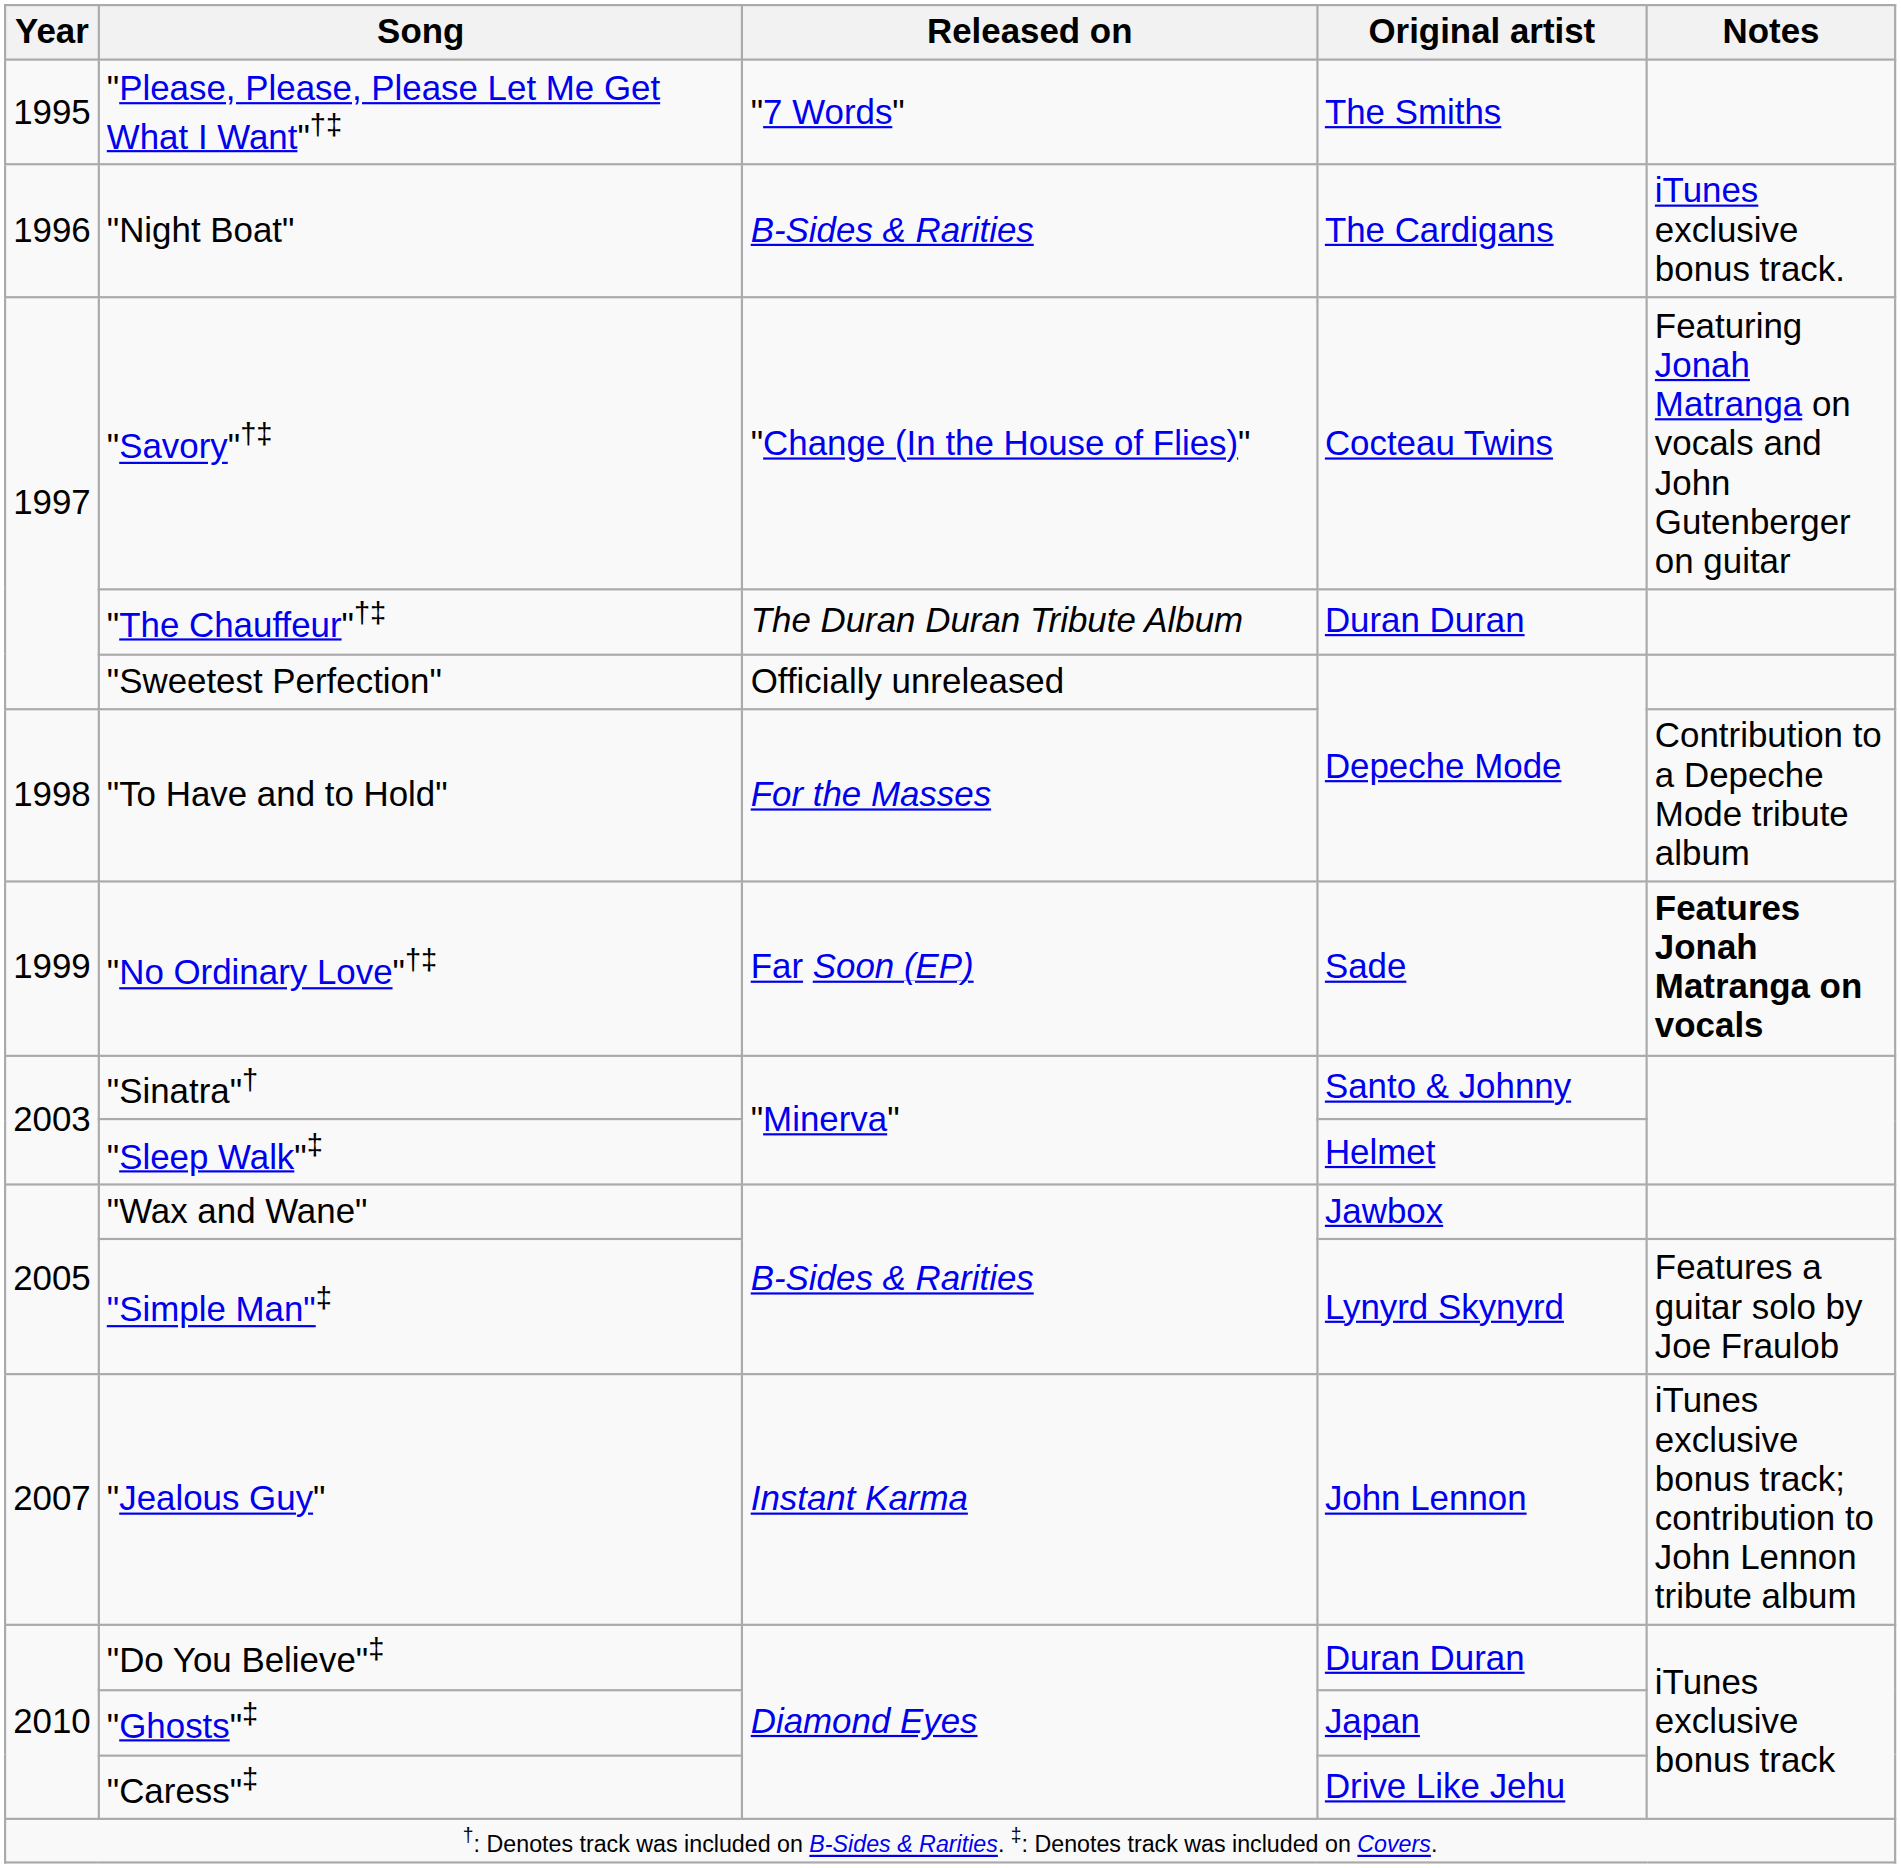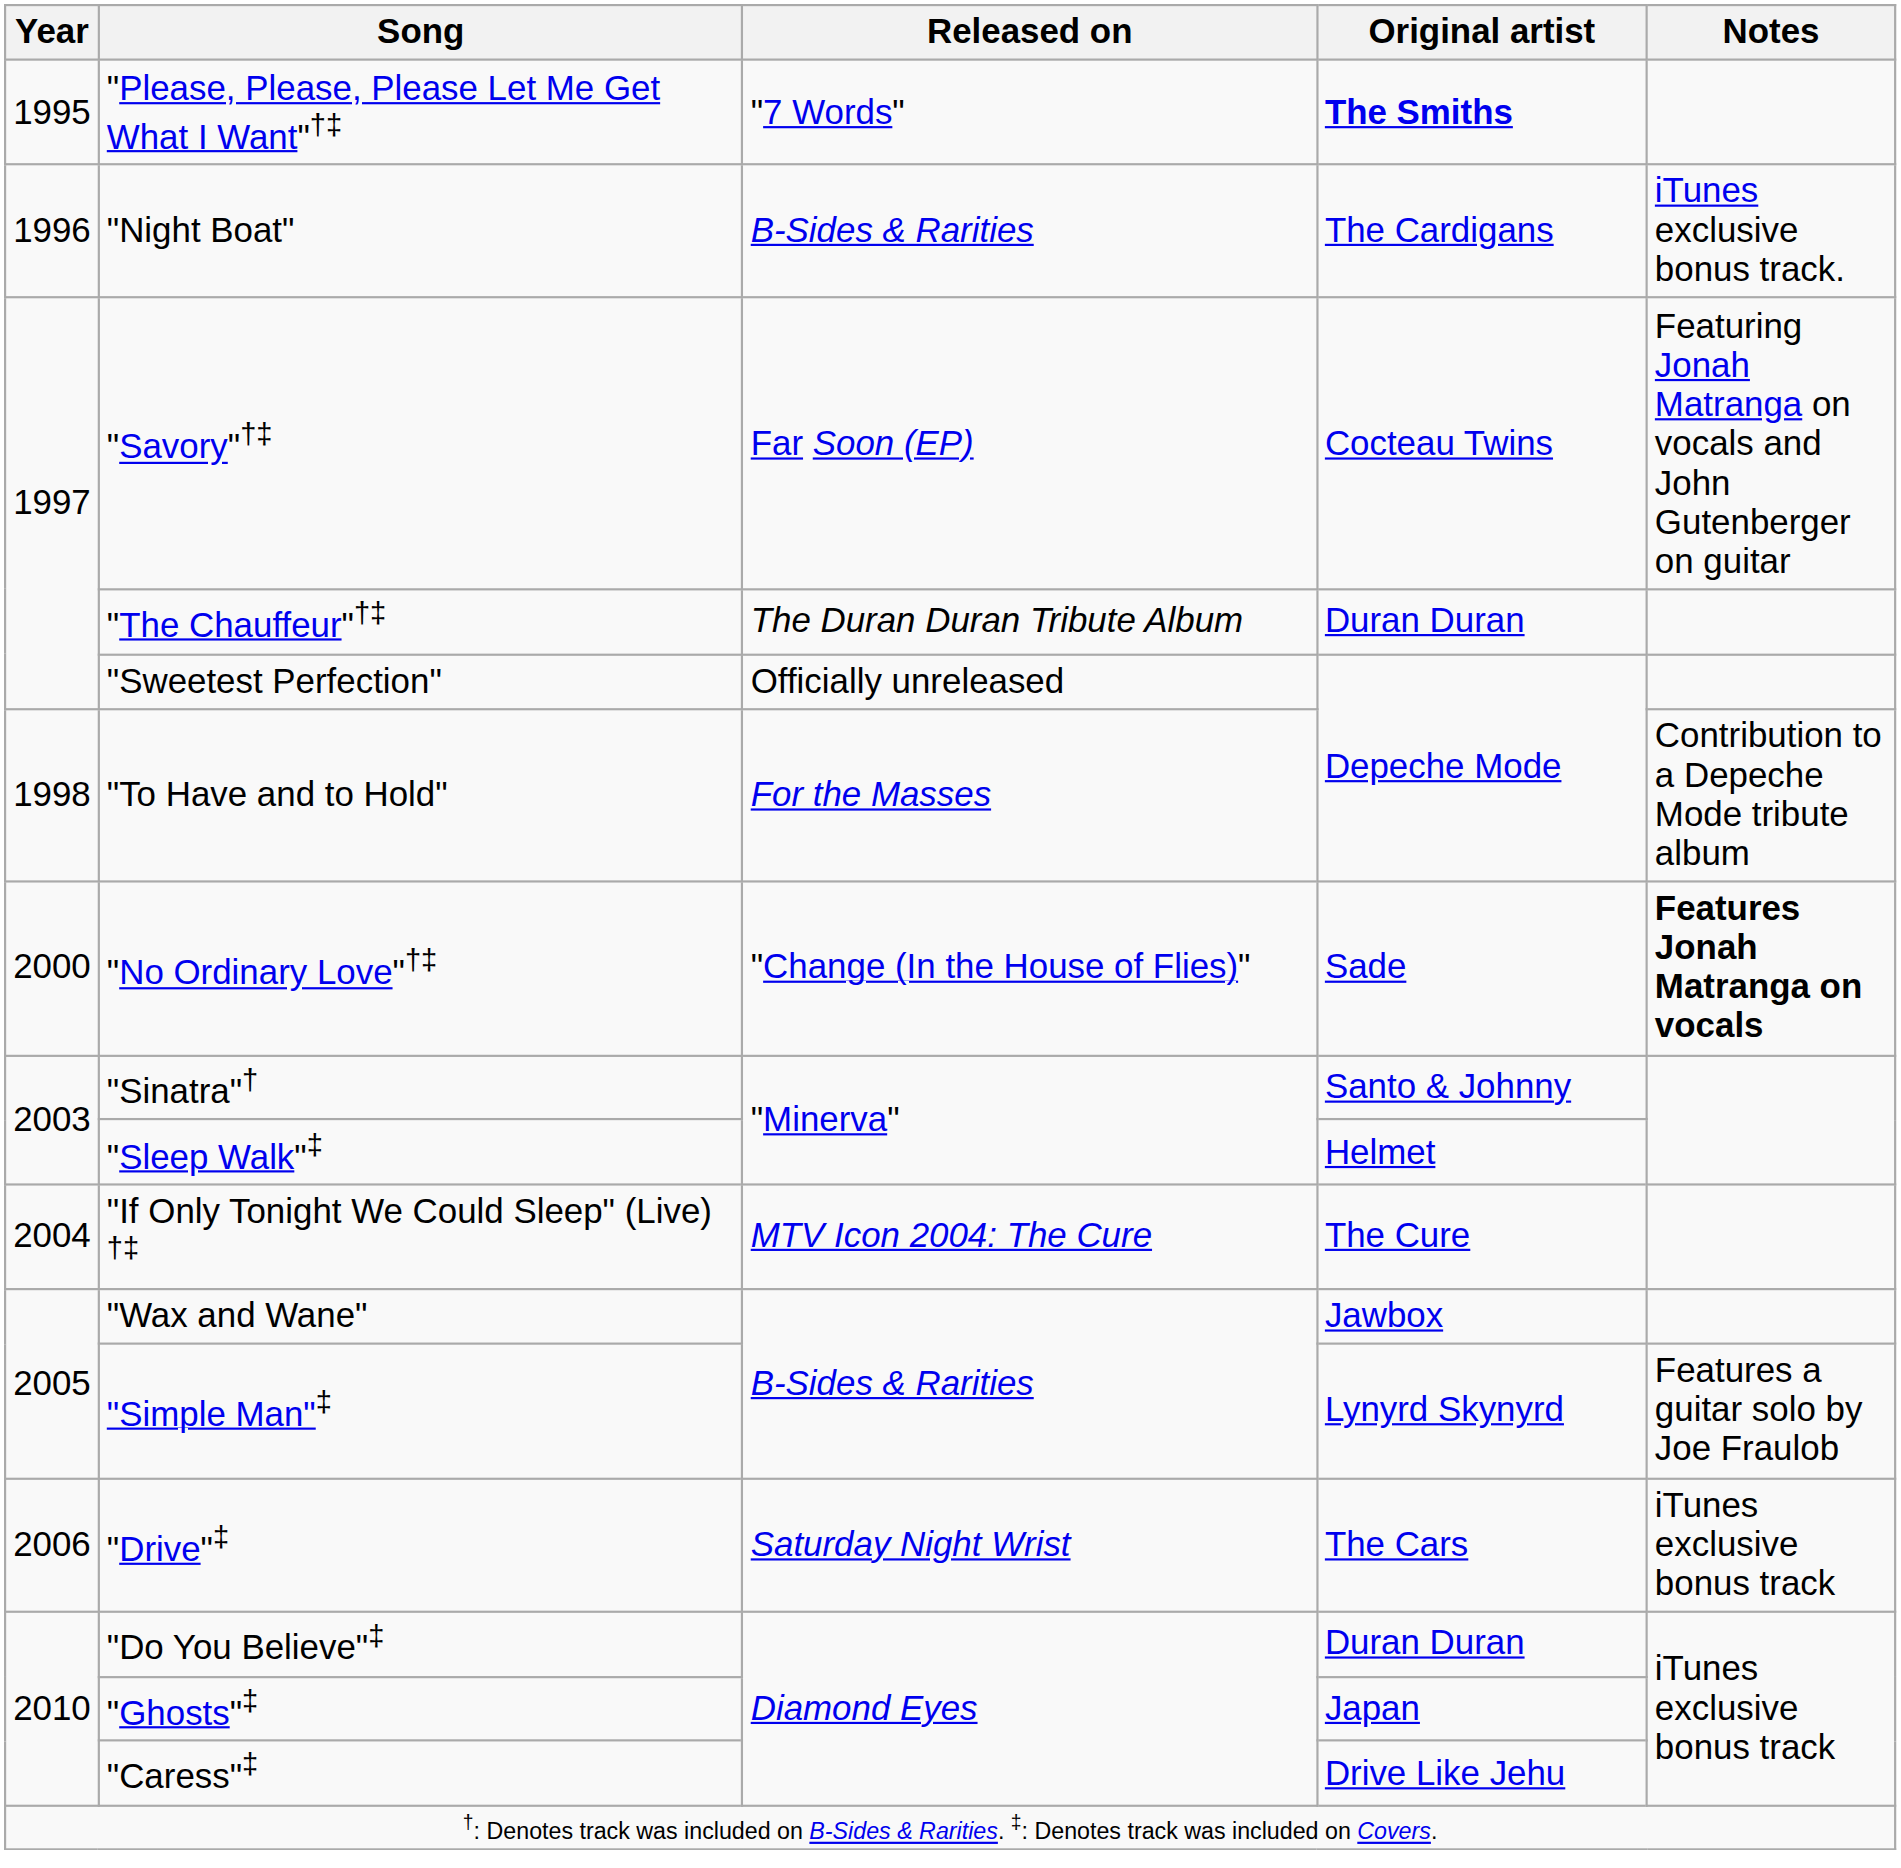(1413, 111) normal -> (1419, 111) bold
(1001, 442) "Change (In the House of Flies)" -> (862, 442) Far Soon (EP)
(52, 967) 1999 -> (52, 967) 2000
(862, 967) Far Soon (EP) -> (1001, 967) "Change (In the House of Flies)"
+ row: (409, 1229)
+ row: (168, 1544)
- row: (216, 1498)
